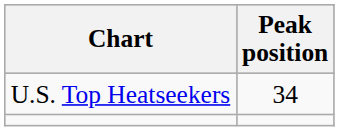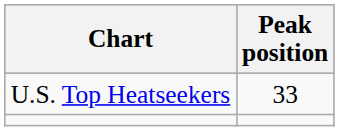(285, 93) 34 -> (285, 93) 33
